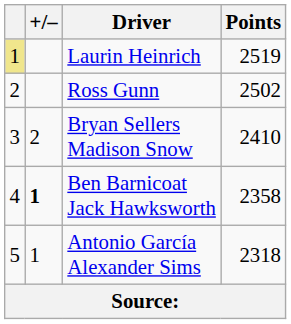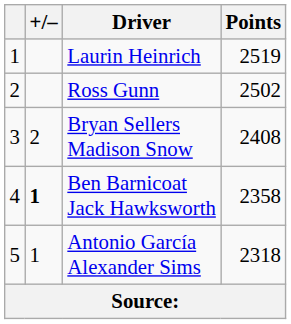(15, 56) khaki background -> (15, 56) no background
(260, 137) 2410 -> (260, 137) 2408
